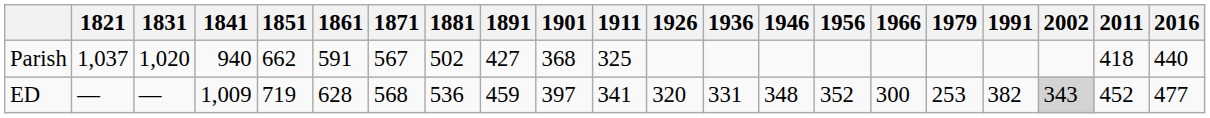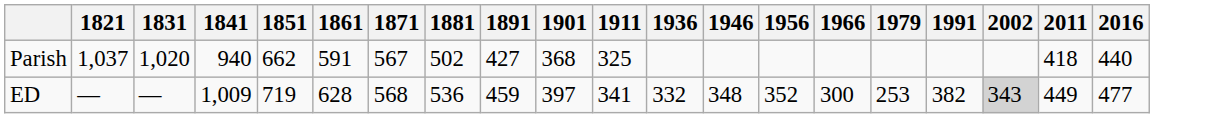- column: (675, 22)
(725, 94) 331 -> (669, 94) 332
(1116, 94) 452 -> (1061, 94) 449
